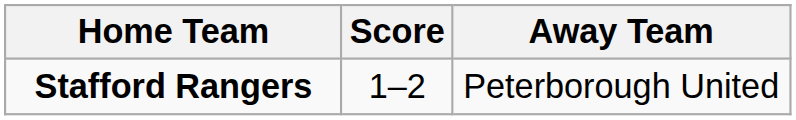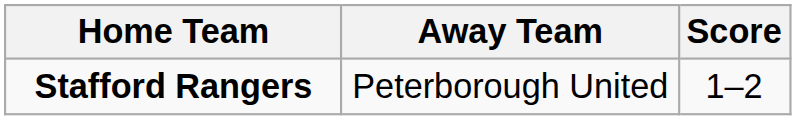columns swapped: (397, 31) <-> (621, 31)
